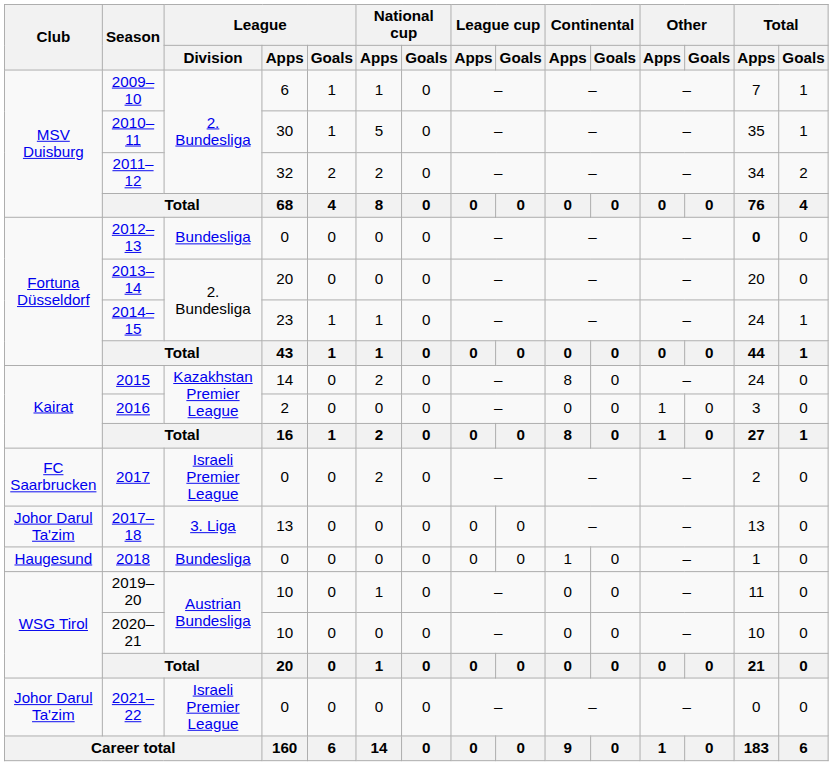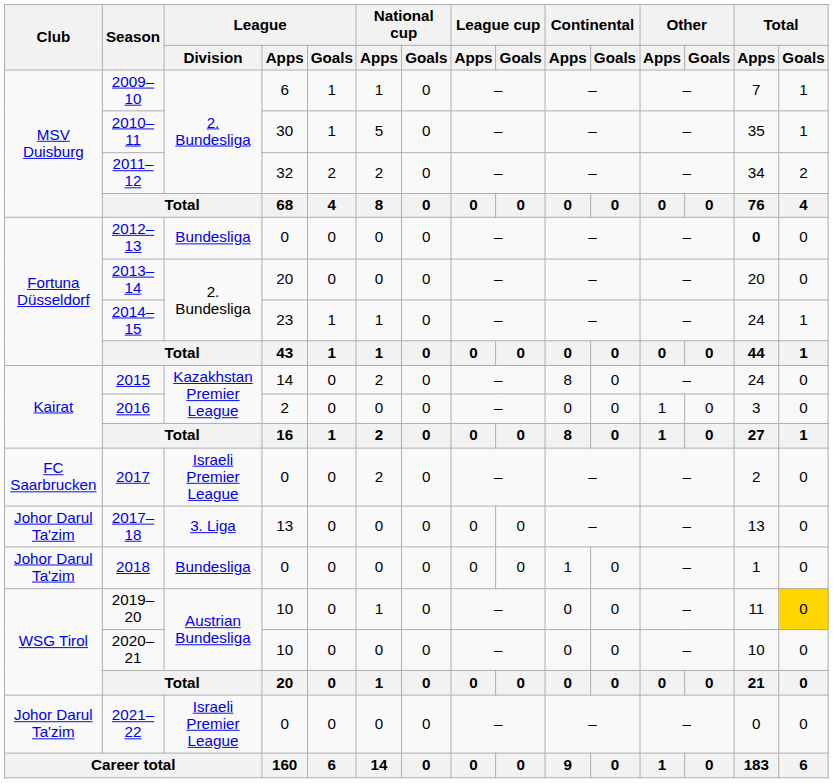(53, 559) Haugesund -> (53, 567) Johor Darul Ta'zim
(803, 591) no background -> (803, 608) gold background
